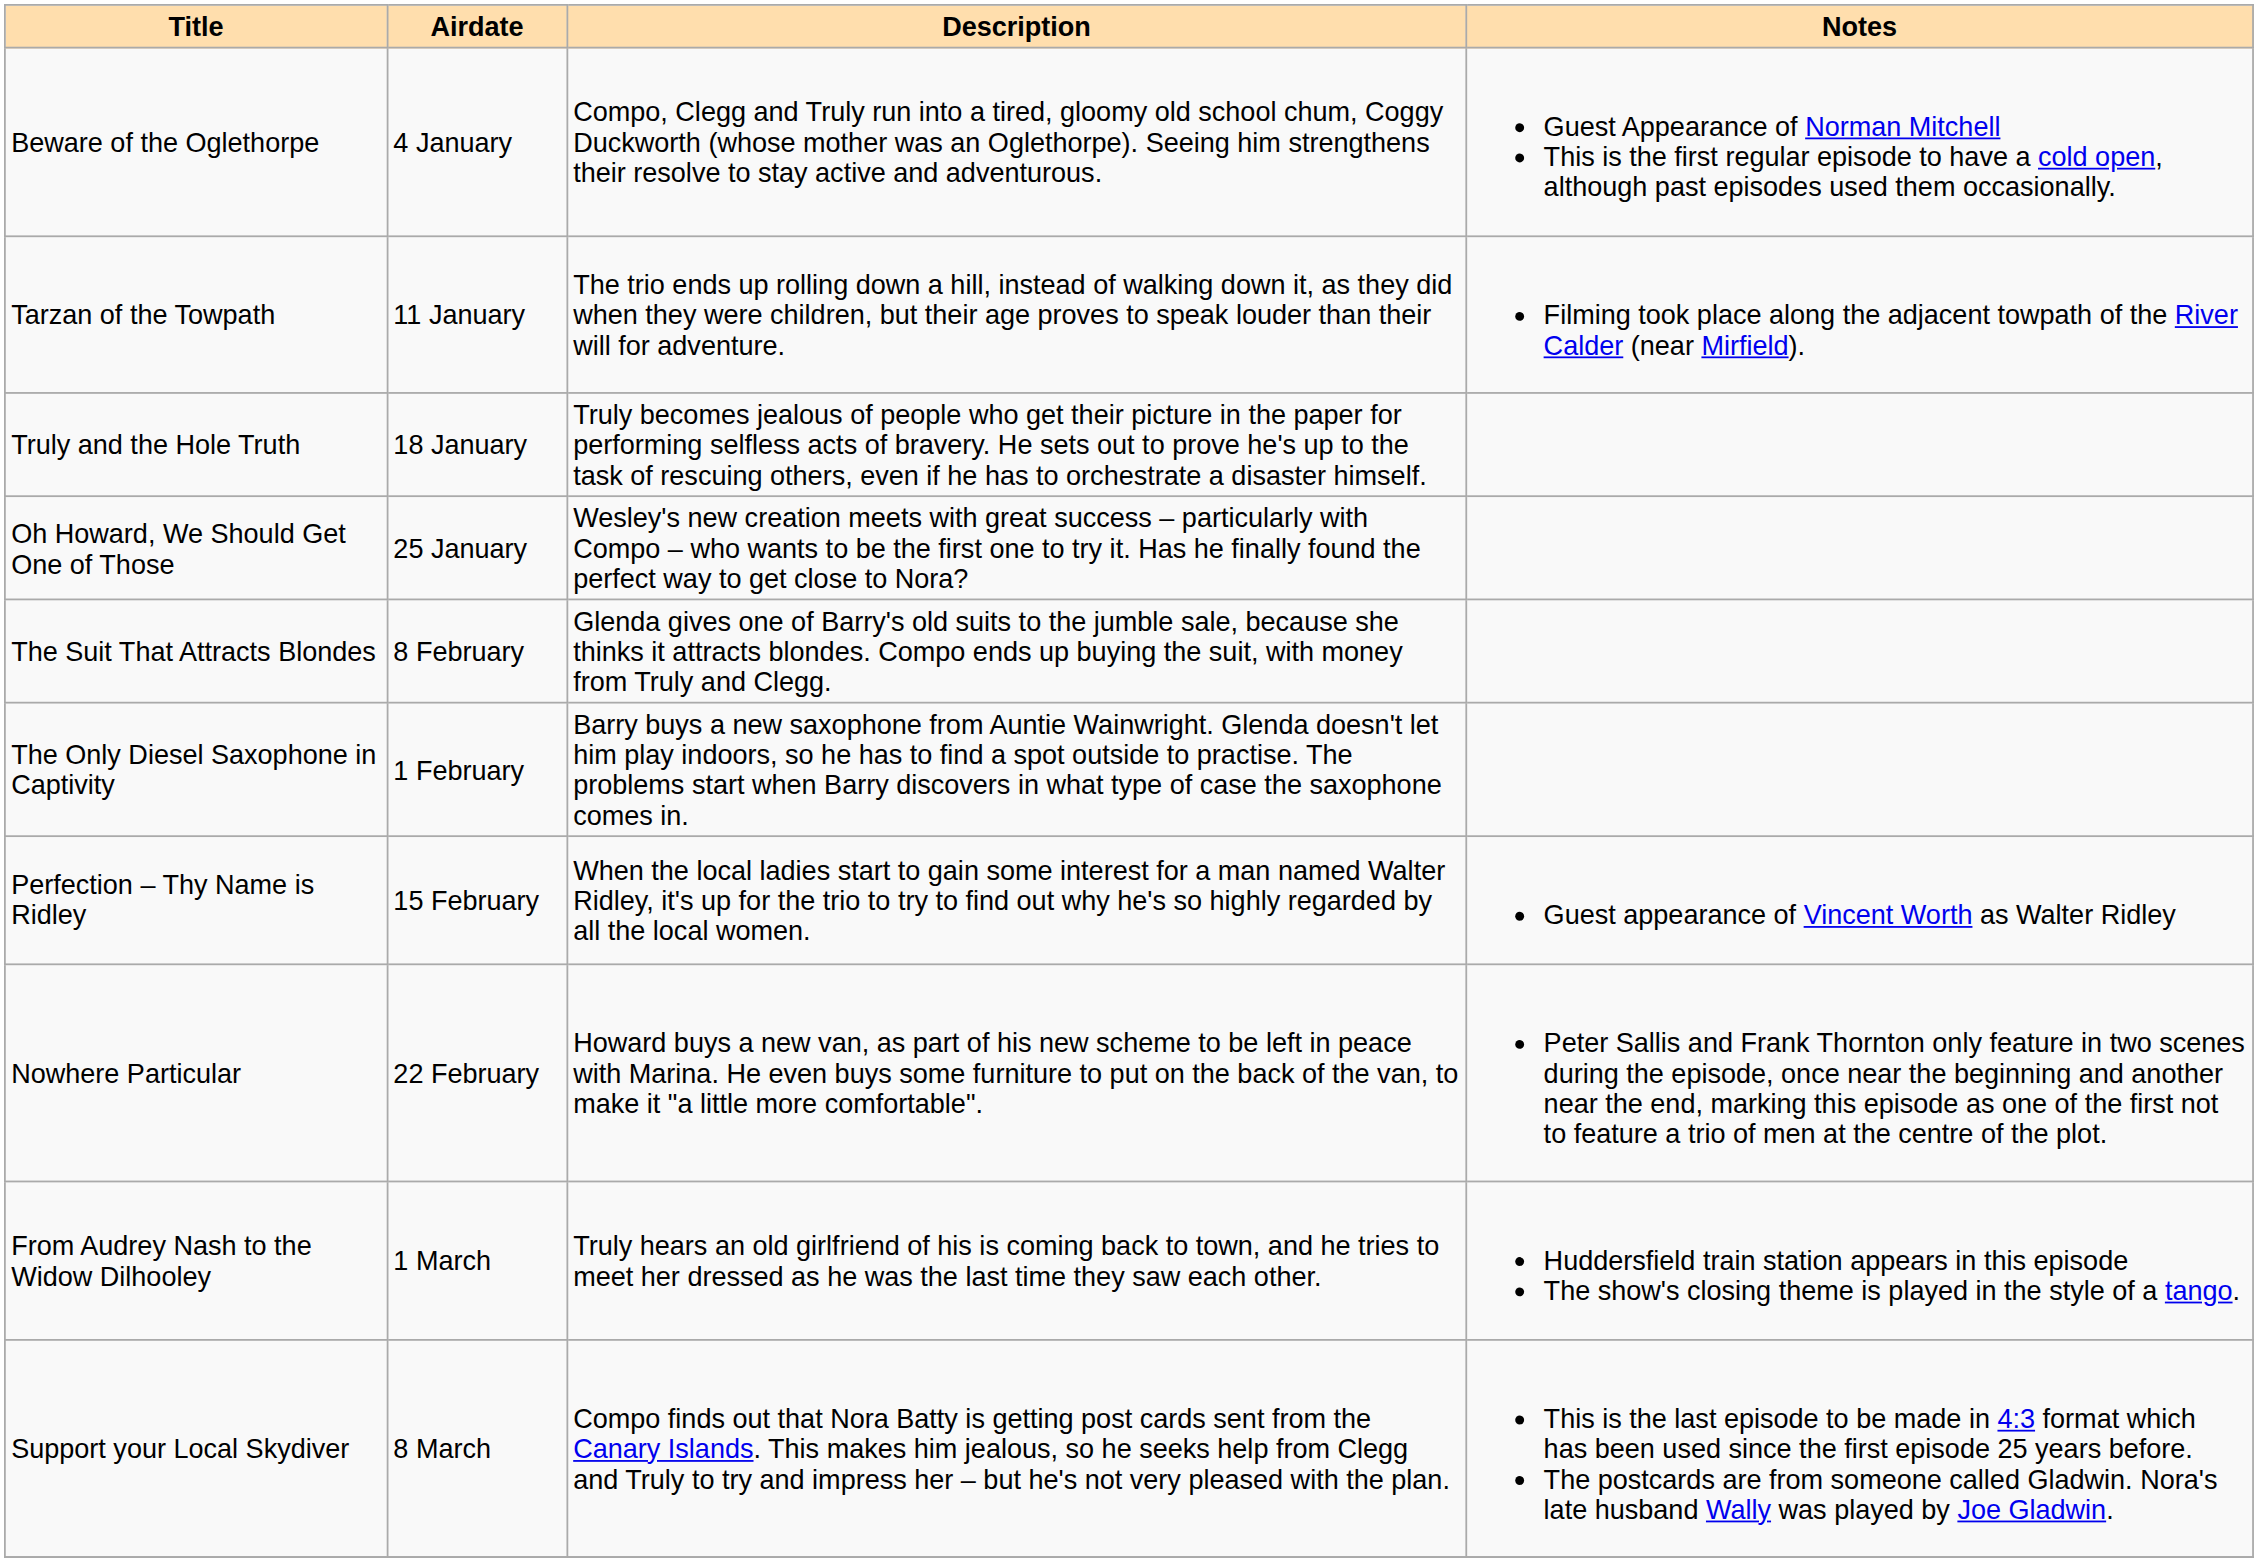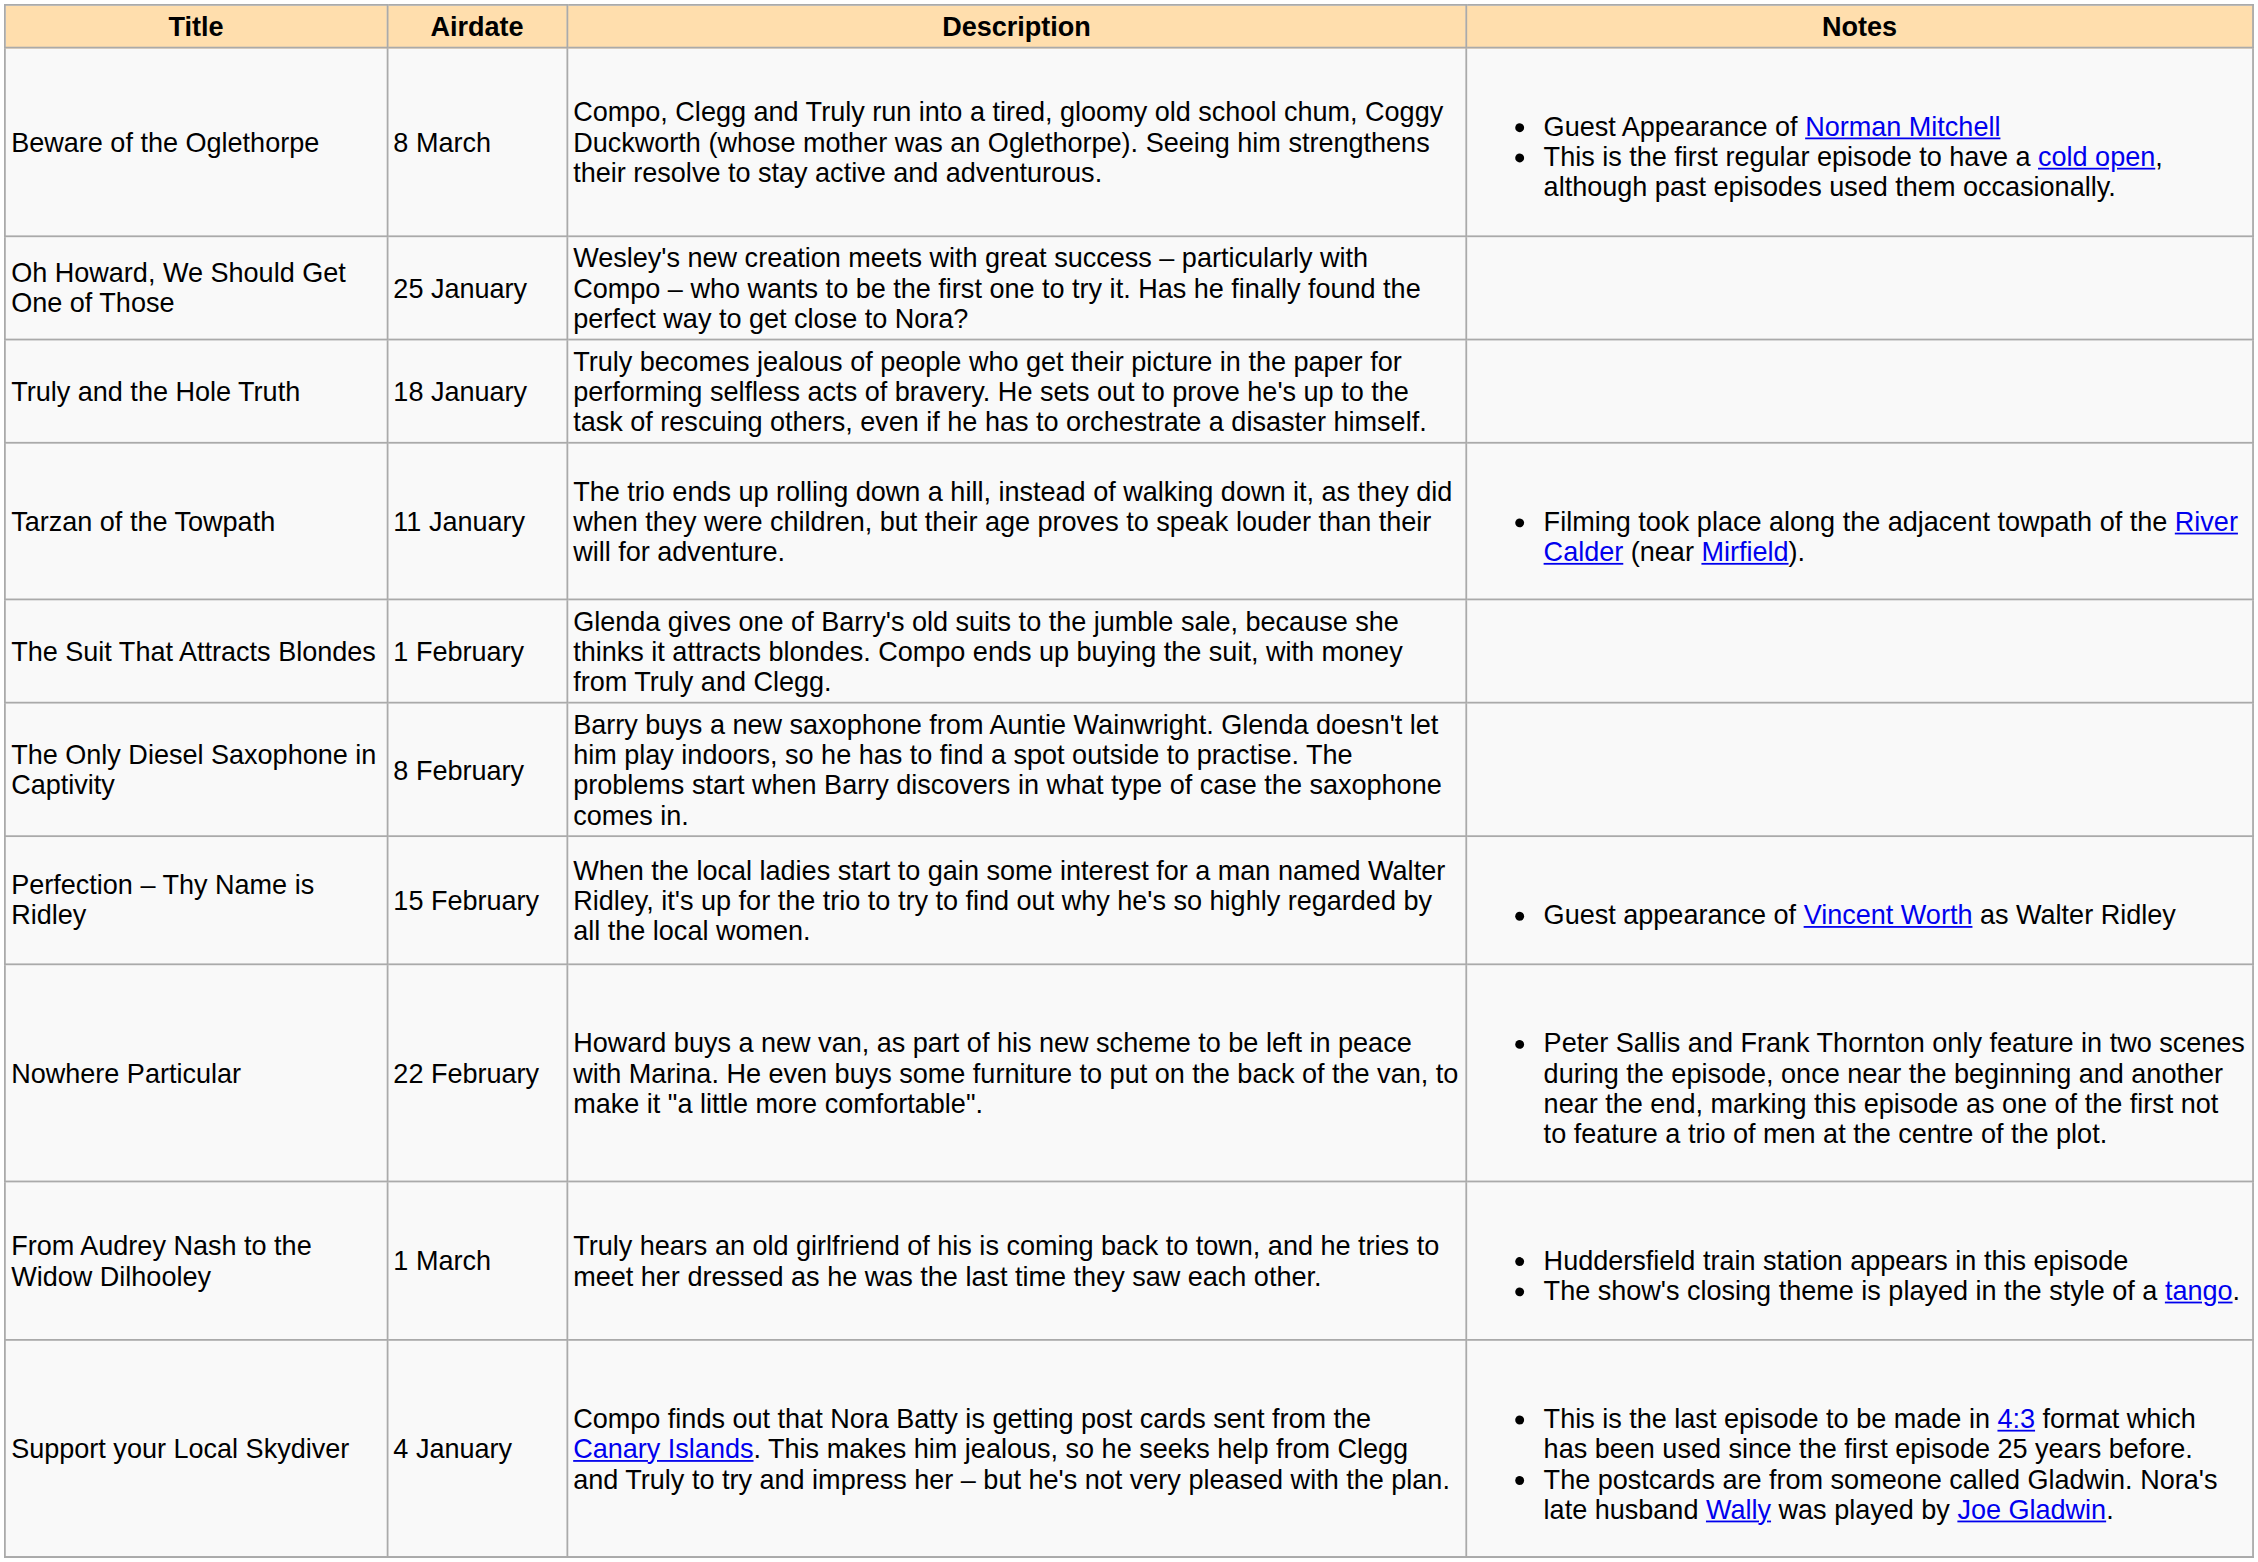(453, 142) 4 January -> (442, 142) 8 March
rows swapped: (143, 314) <-> (178, 548)
(459, 651) 8 February -> (459, 651) 1 February
(459, 770) 1 February -> (459, 770) 8 February
(442, 1448) 8 March -> (453, 1448) 4 January
